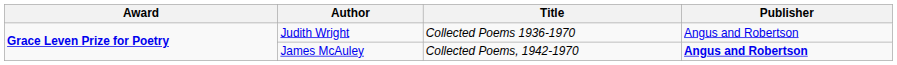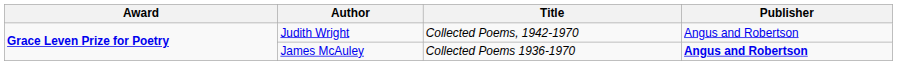(500, 32) Collected Poems 1936-1970 -> (502, 32) Collected Poems, 1942-1970
(502, 51) Collected Poems, 1942-1970 -> (500, 51) Collected Poems 1936-1970
